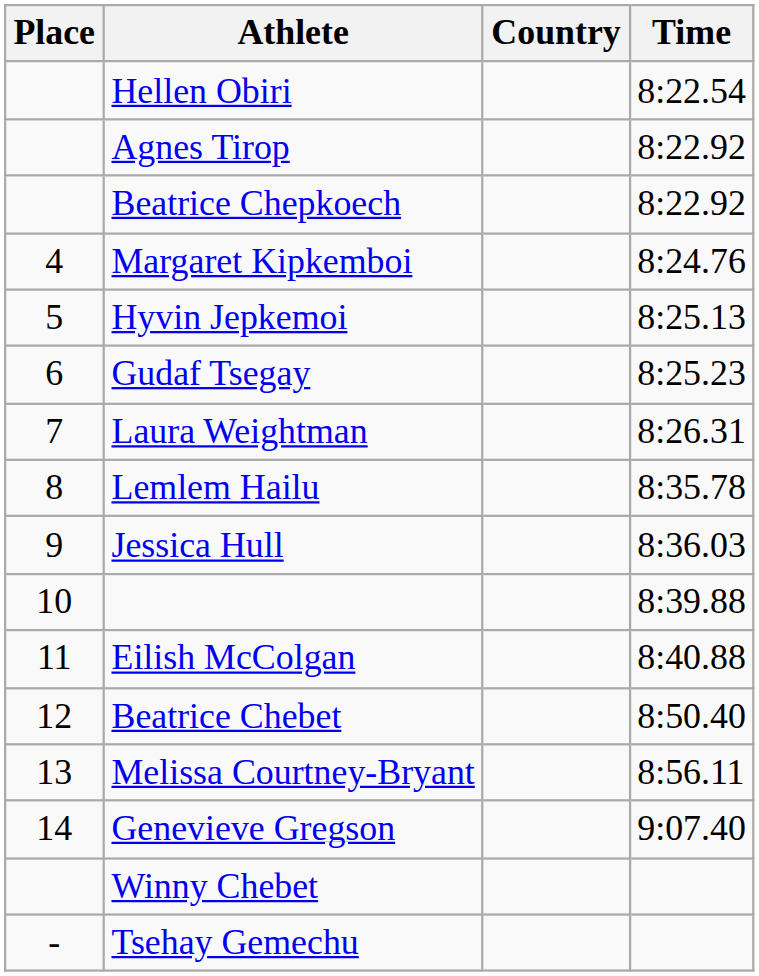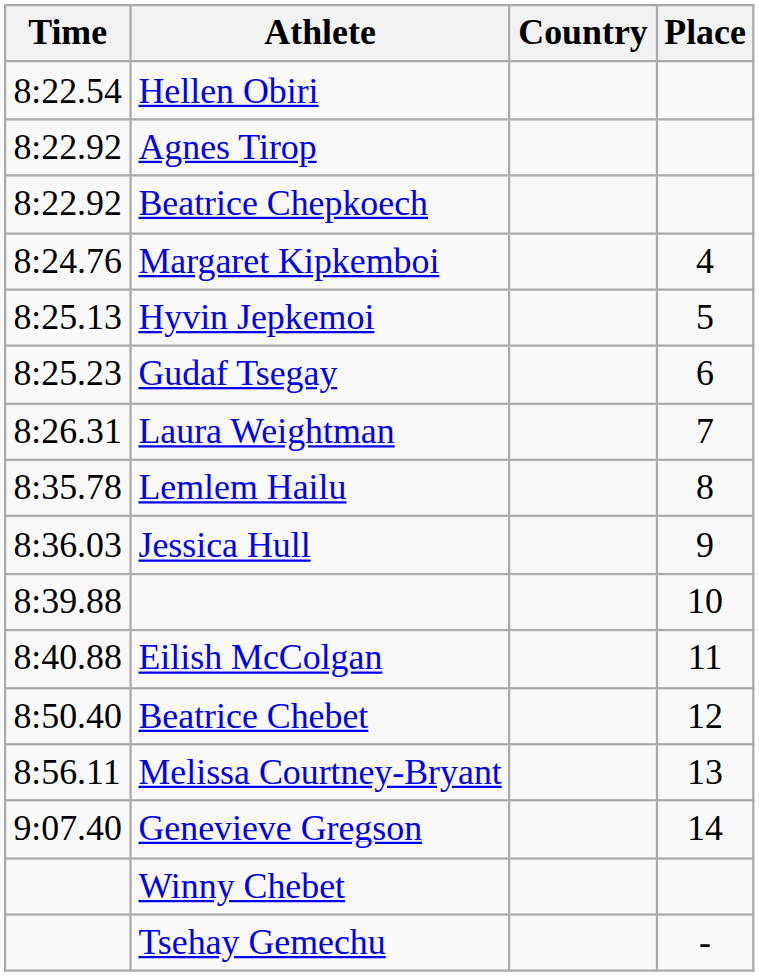columns swapped: (54, 32) <-> (692, 32)
